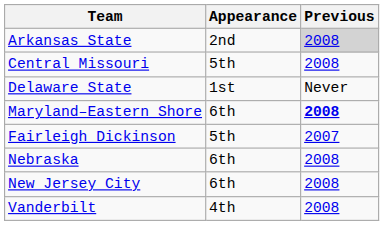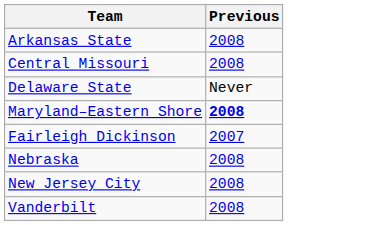- column: (253, 17)
(322, 40) lightgrey background -> (227, 40) no background
